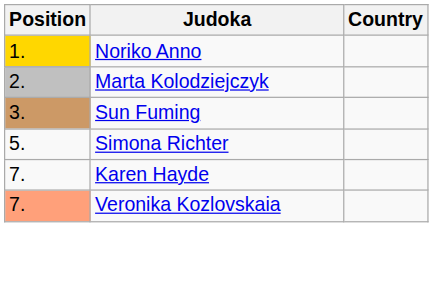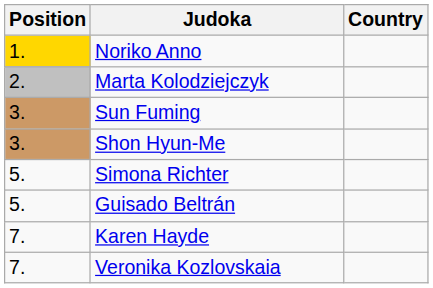+ row: (160, 143)
+ row: (165, 205)
(17, 205) lightsalmon background -> (17, 267) no background
